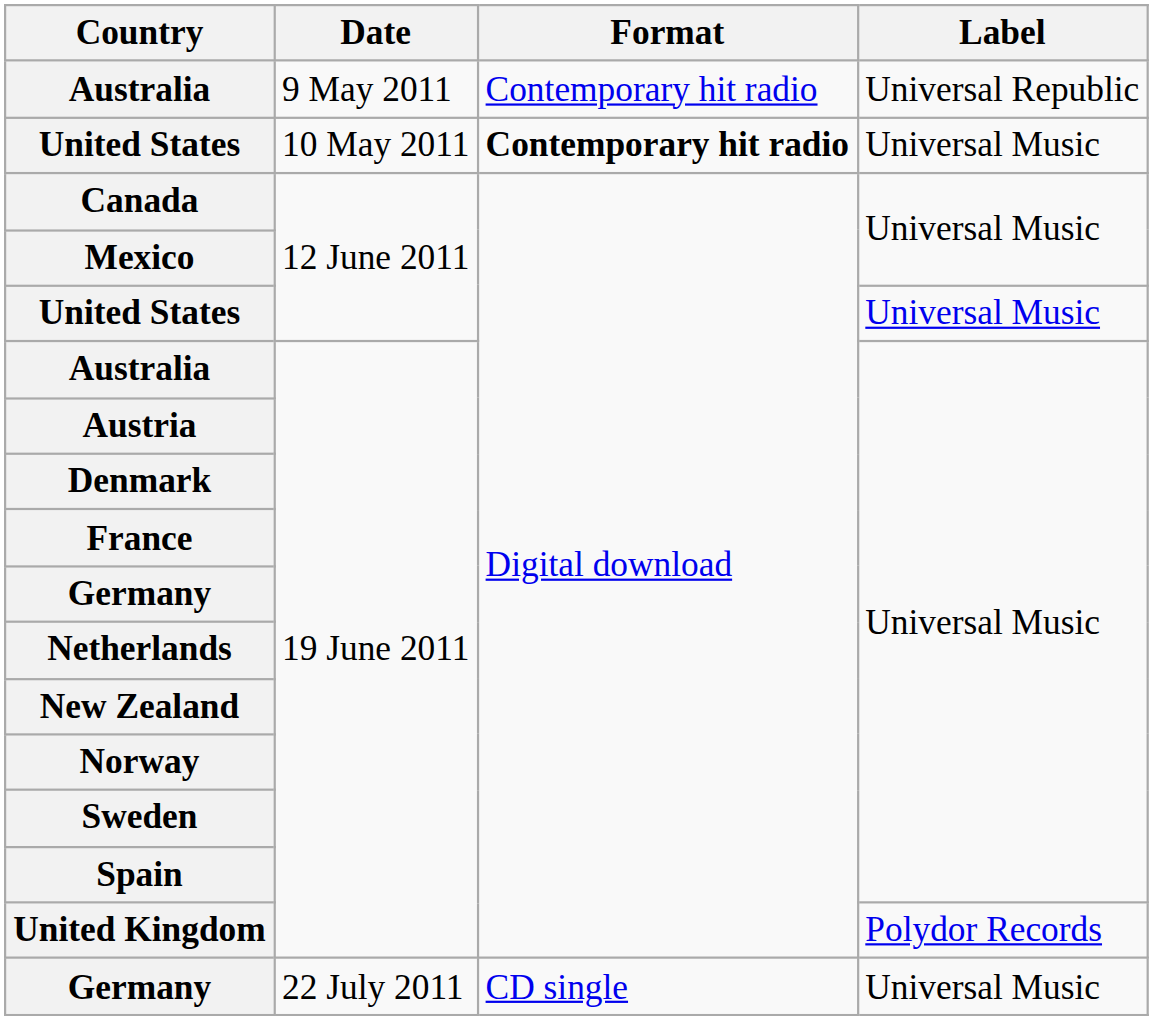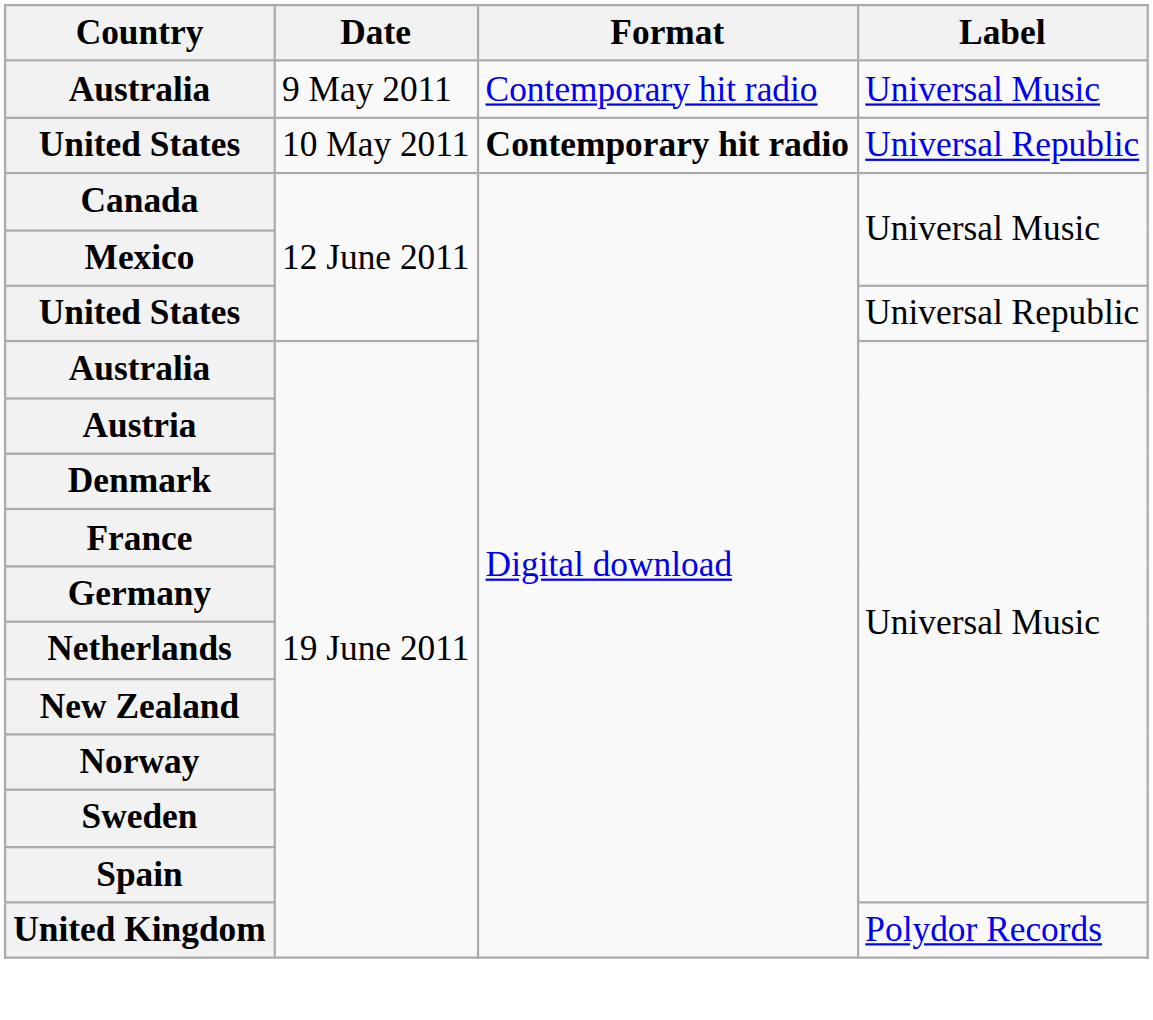(1002, 88) Universal Republic -> (983, 88) Universal Music
(983, 144) Universal Music -> (1002, 144) Universal Republic
(983, 312) Universal Music -> (1002, 312) Universal Republic
- row: (140, 985)
